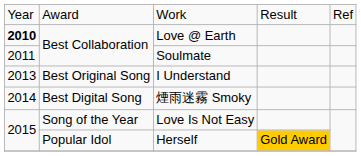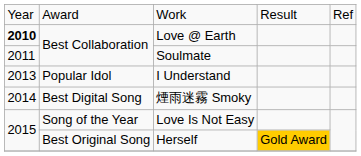(96, 76) Best Original Song -> (77, 76) Popular Idol
(77, 140) Popular Idol -> (96, 140) Best Original Song
